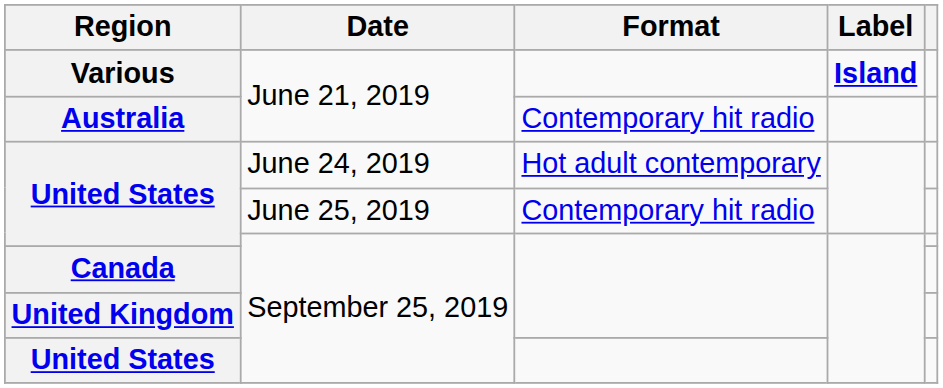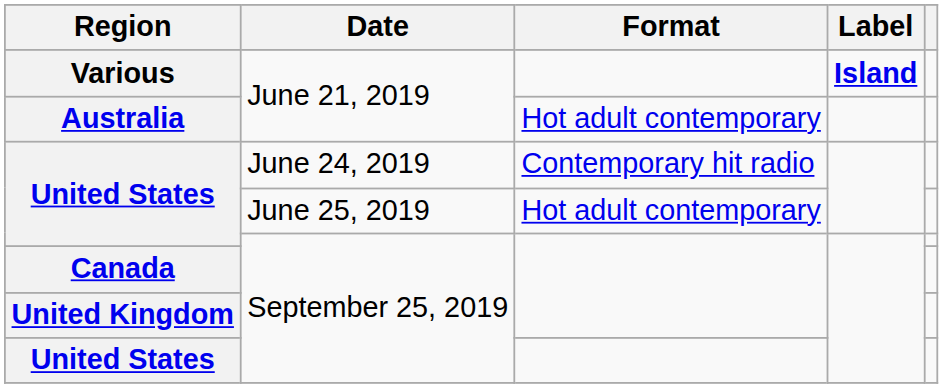(668, 118) Contemporary hit radio -> (671, 118) Hot adult contemporary
(671, 164) Hot adult contemporary -> (668, 164) Contemporary hit radio
(668, 210) Contemporary hit radio -> (671, 210) Hot adult contemporary
